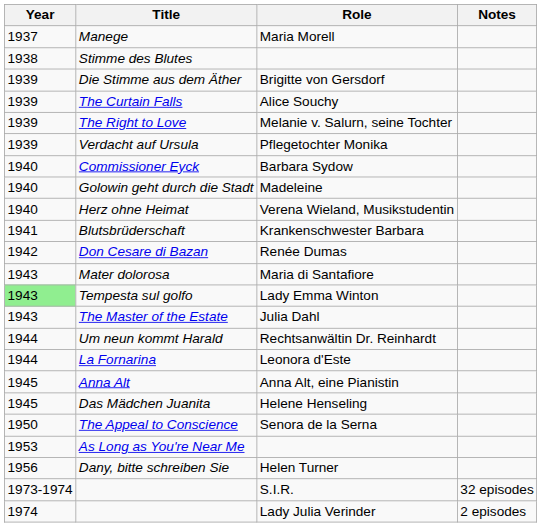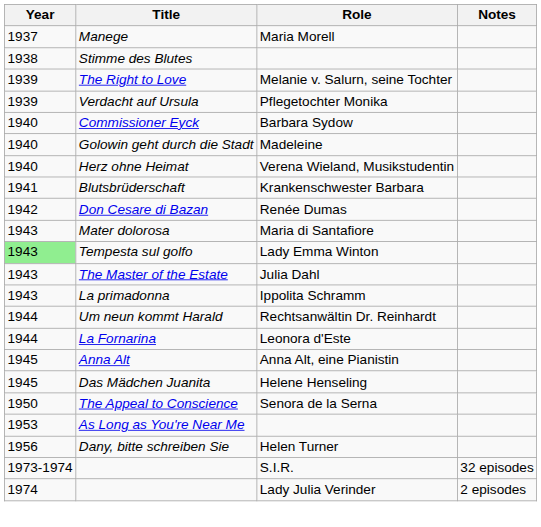- row: (160, 79)
- row: (131, 101)
+ row: (124, 295)
